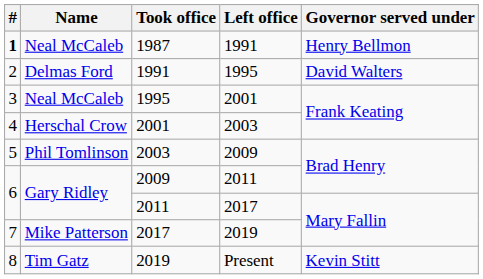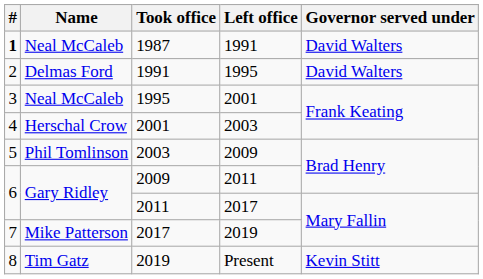(358, 44) Henry Bellmon -> (354, 44) David Walters
